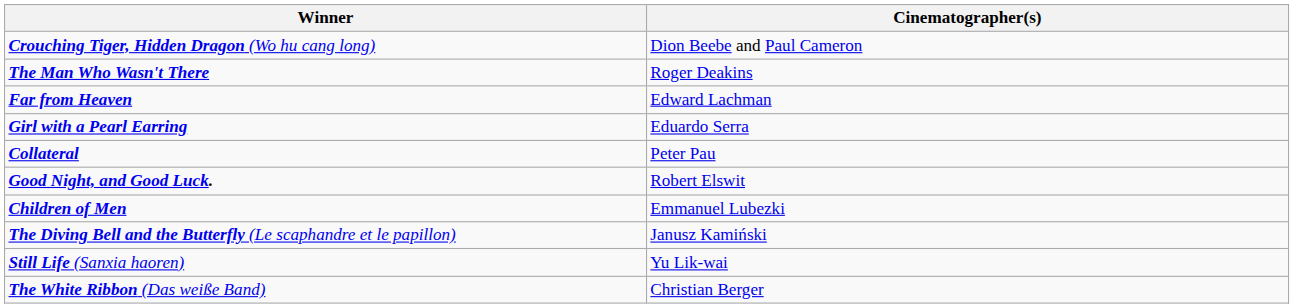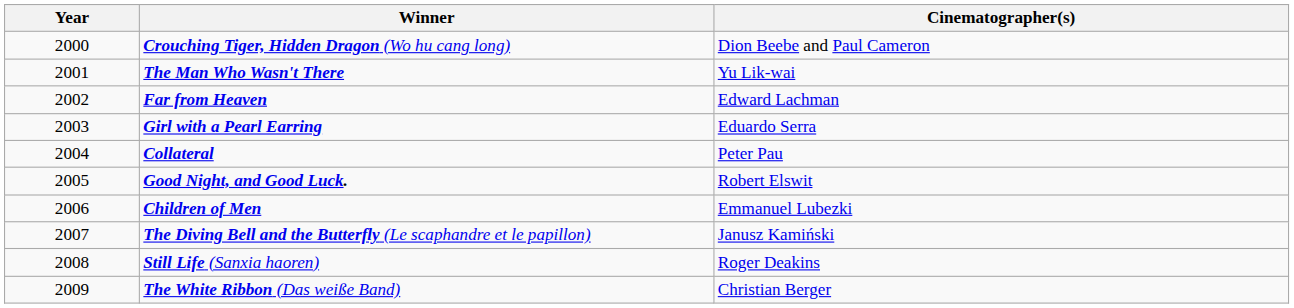+ column: (72, 18)
(701, 72) Roger Deakins -> (757, 72) Yu Lik-wai
(689, 262) Yu Lik-wai -> (769, 262) Roger Deakins
